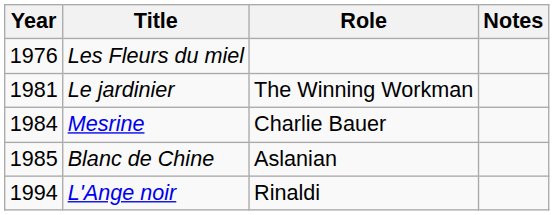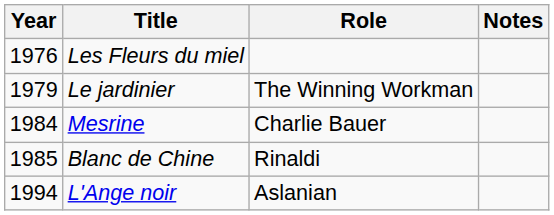(34, 90) 1981 -> (34, 90) 1979
(296, 158) Aslanian -> (287, 158) Rinaldi
(287, 192) Rinaldi -> (296, 192) Aslanian
